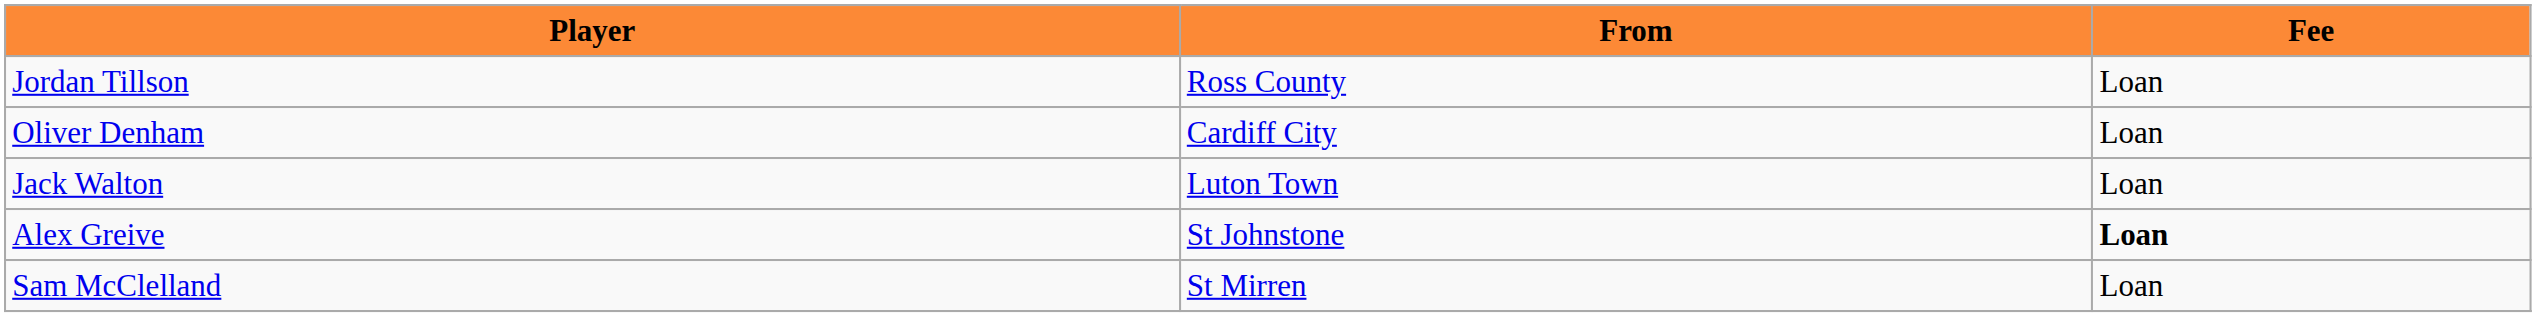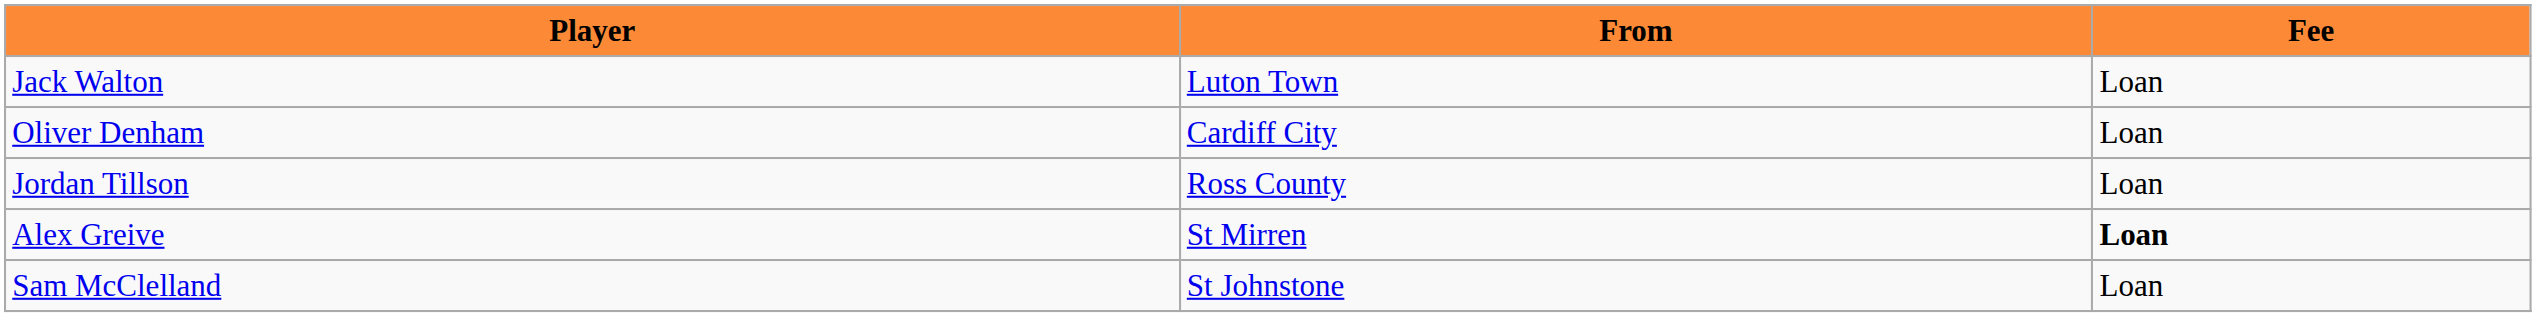rows swapped: (88, 183) <-> (100, 81)
(1266, 234) St Johnstone -> (1247, 234) St Mirren
(1247, 285) St Mirren -> (1266, 285) St Johnstone
